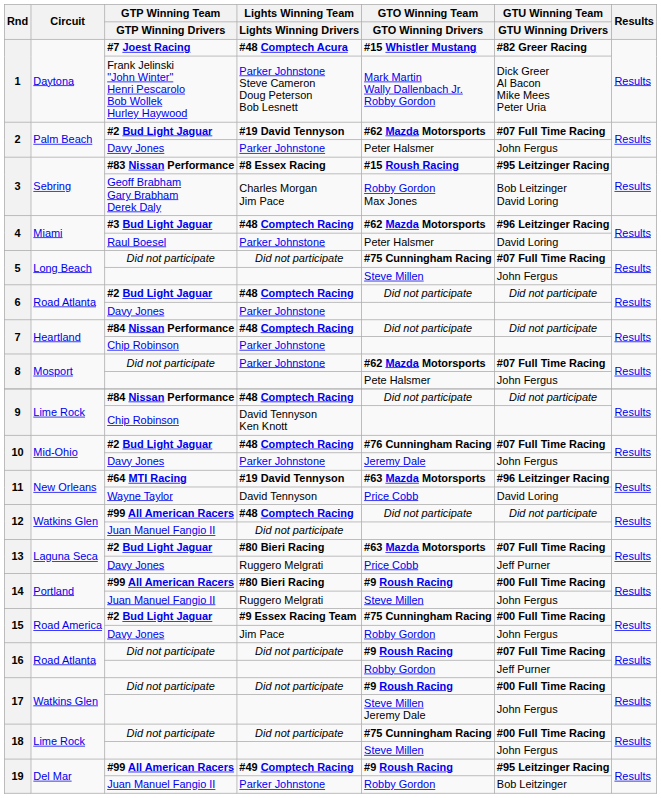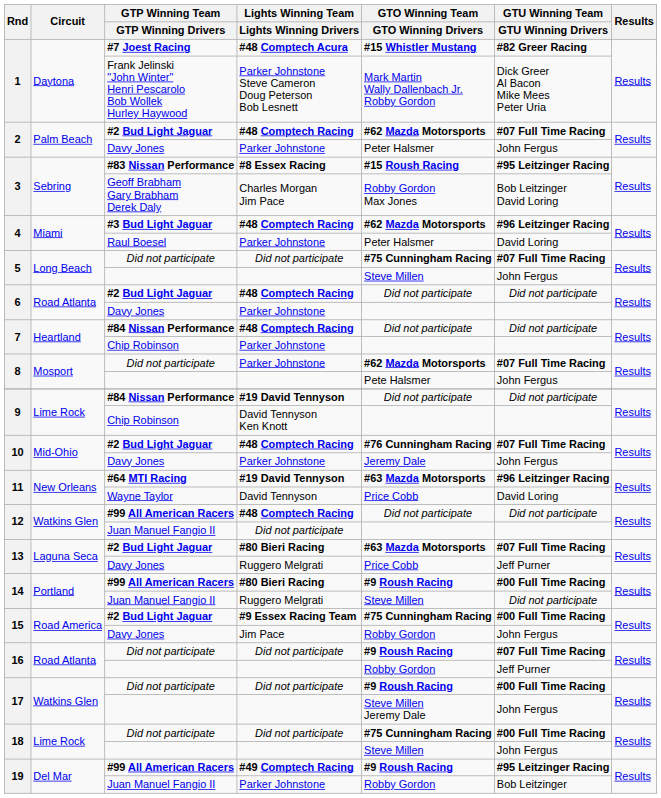(292, 131) #19 David Tennyson -> (297, 131) #48 Comptech Racing
(297, 398) #48 Comptech Racing -> (292, 398) #19 David Tennyson
(527, 600) John Fergus -> (553, 600) Did not participate
